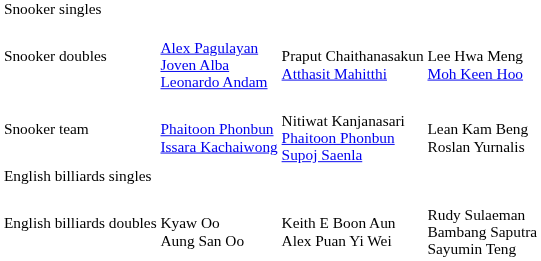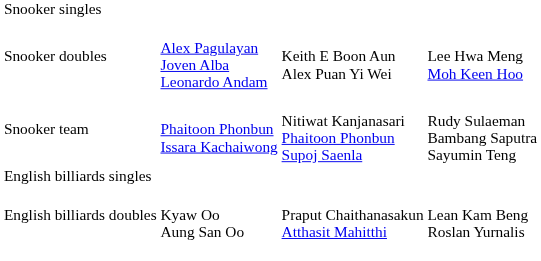(353, 65) Praput Chaithanasakun Atthasit Mahitthi -> (339, 65) Keith E Boon Aun Alex Puan Yi Wei
(478, 138) Lean Kam Beng Roslan Yurnalis -> (482, 138) Rudy Sulaeman Bambang Saputra Sayumin Teng
(339, 232) Keith E Boon Aun Alex Puan Yi Wei -> (353, 223) Praput Chaithanasakun Atthasit Mahitthi
(482, 232) Rudy Sulaeman Bambang Saputra Sayumin Teng -> (478, 223) Lean Kam Beng Roslan Yurnalis
